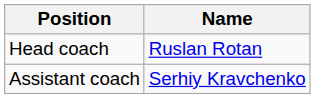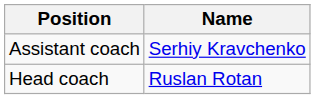rows swapped: (59, 49) <-> (74, 78)
